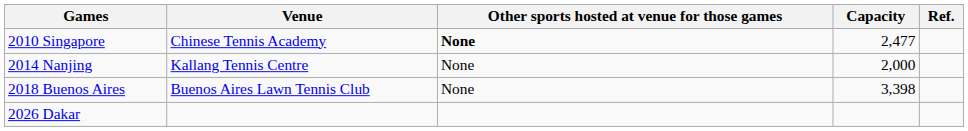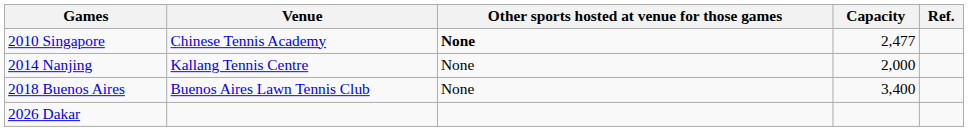(898, 89) 3,398 -> (898, 89) 3,400
